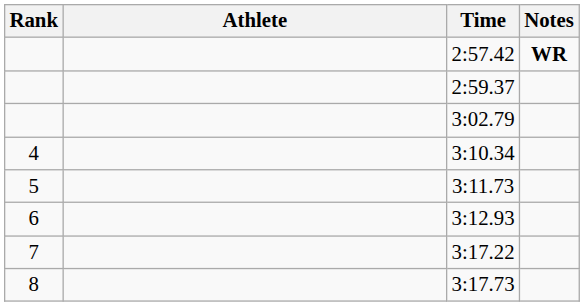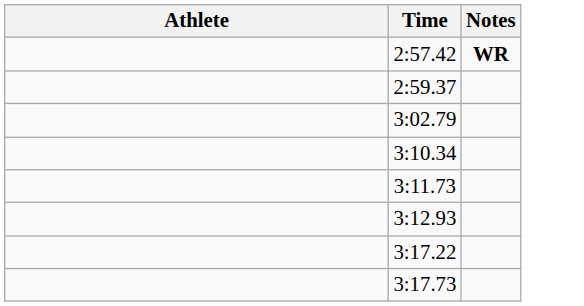- column: (34, 20)
